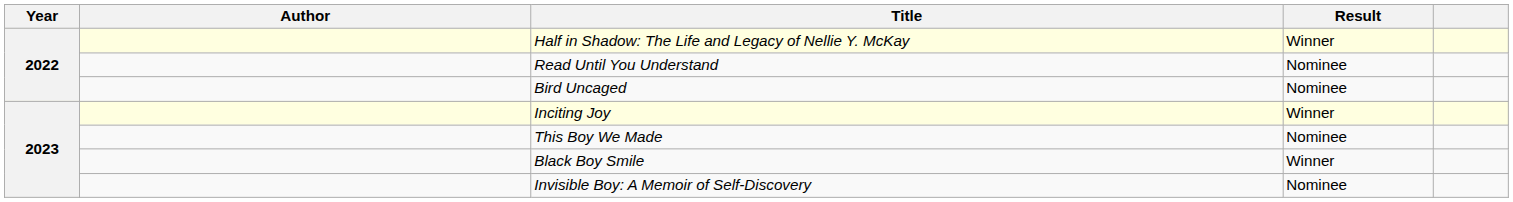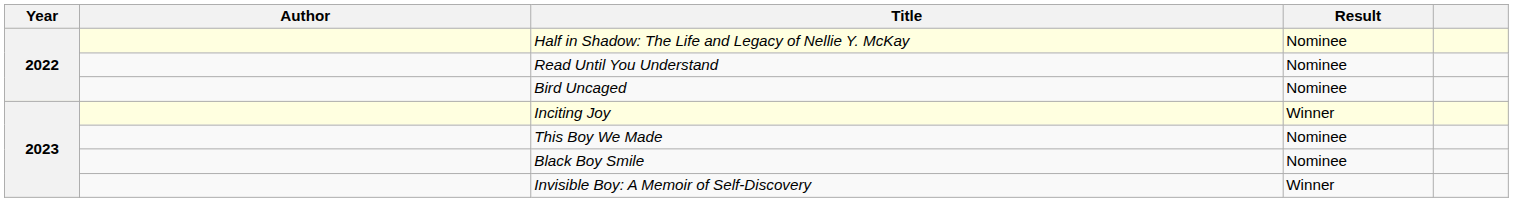(1310, 40) Winner -> (1317, 40) Nominee
(1310, 161) Winner -> (1317, 161) Nominee
(1317, 185) Nominee -> (1310, 185) Winner
